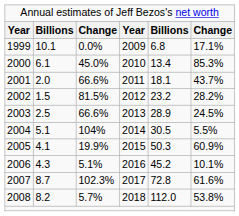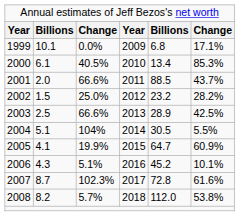(93, 63) 45.0% -> (93, 63) 40.5%
(161, 80) 18.1 -> (161, 80) 88.5
(93, 97) 81.5% -> (93, 97) 25.0%
(208, 113) 24.5% -> (208, 113) 42.5%
(161, 147) 50.3 -> (161, 147) 64.7
